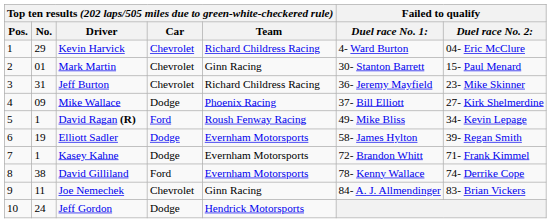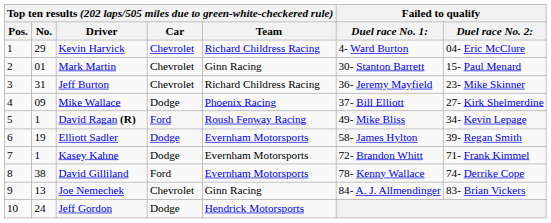(40, 191) 11 -> (40, 191) 13
